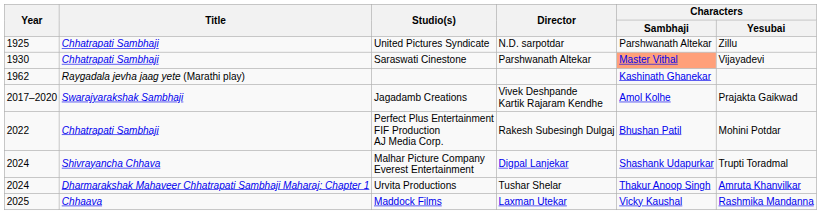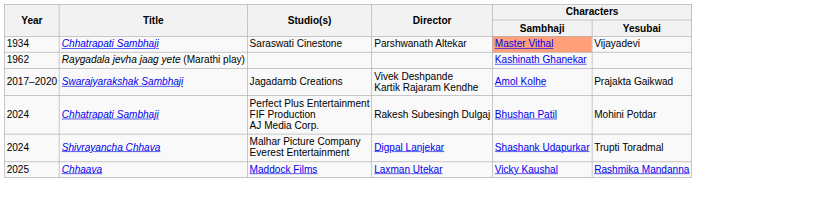- row: (432, 44)
(18, 60) 1930 -> (18, 44) 1934
(18, 131) 2022 -> (18, 115) 2024
- row: (415, 185)
